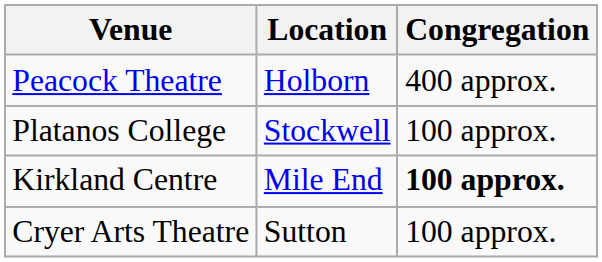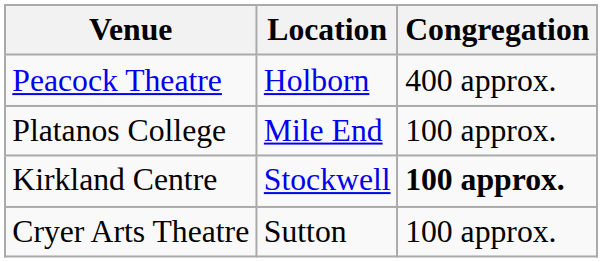(327, 130) Stockwell -> (323, 130) Mile End
(323, 180) Mile End -> (327, 180) Stockwell
